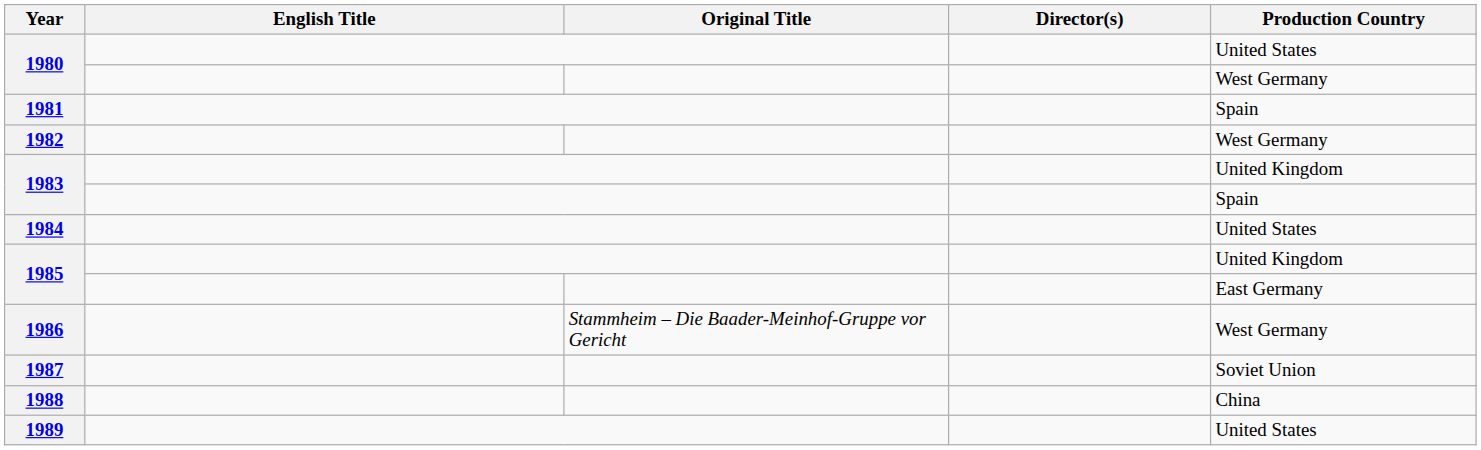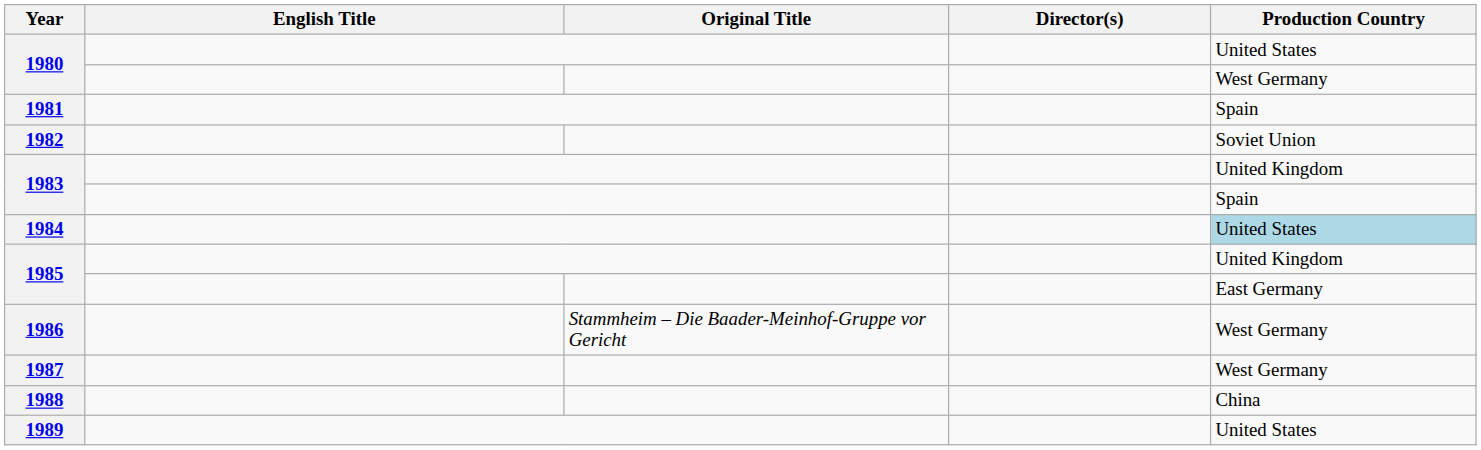(1272, 139) West Germany -> (1265, 139) Soviet Union
(1266, 229) no background -> (1266, 229) lightblue background
(1265, 370) Soviet Union -> (1272, 370) West Germany
